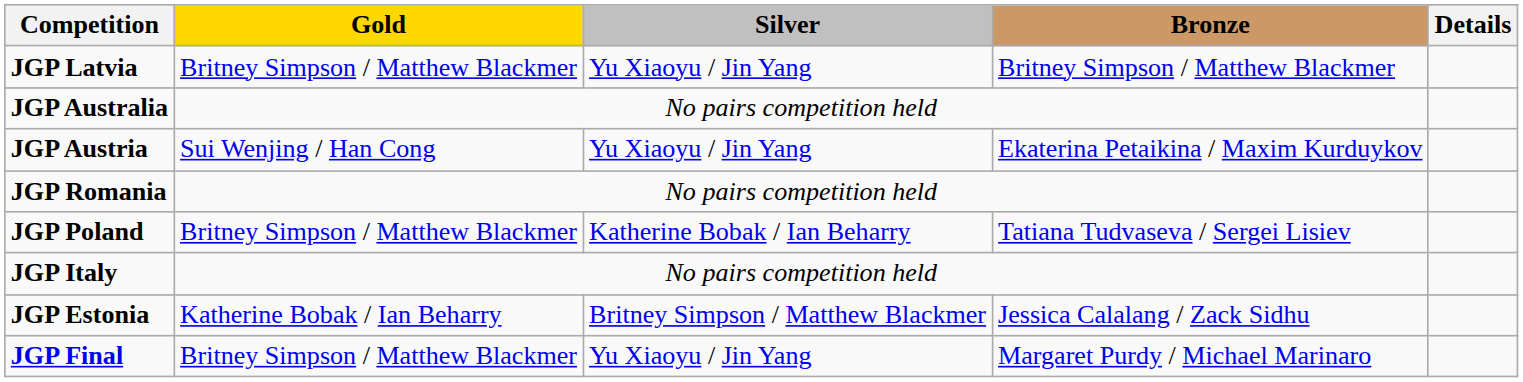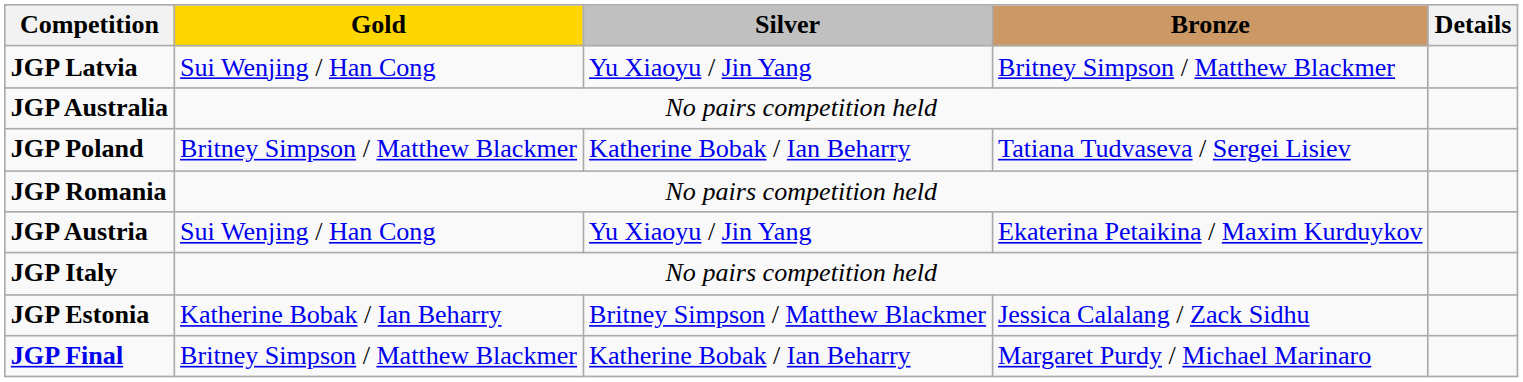(379, 66) Britney Simpson / Matthew Blackmer -> (308, 66) Sui Wenjing / Han Cong
rows swapped: (77, 231) <-> (79, 149)
(700, 356) Yu Xiaoyu / Jin Yang -> (750, 356) Katherine Bobak / Ian Beharry
